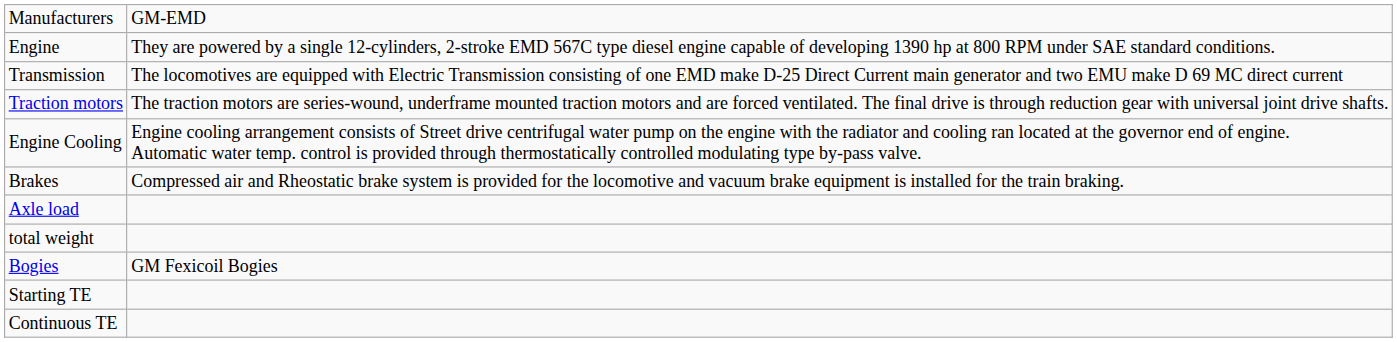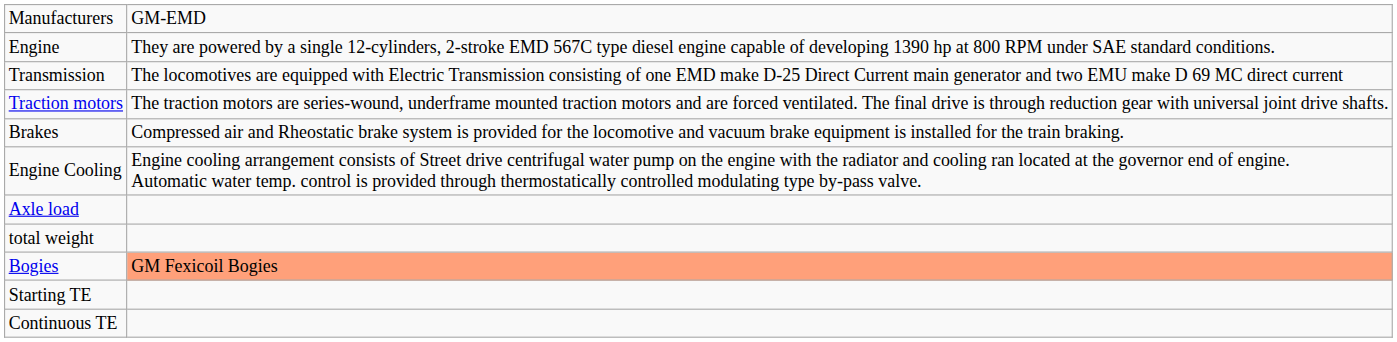rows swapped: (34, 180) <-> (65, 142)
(204, 266) no background -> (204, 266) lightsalmon background
